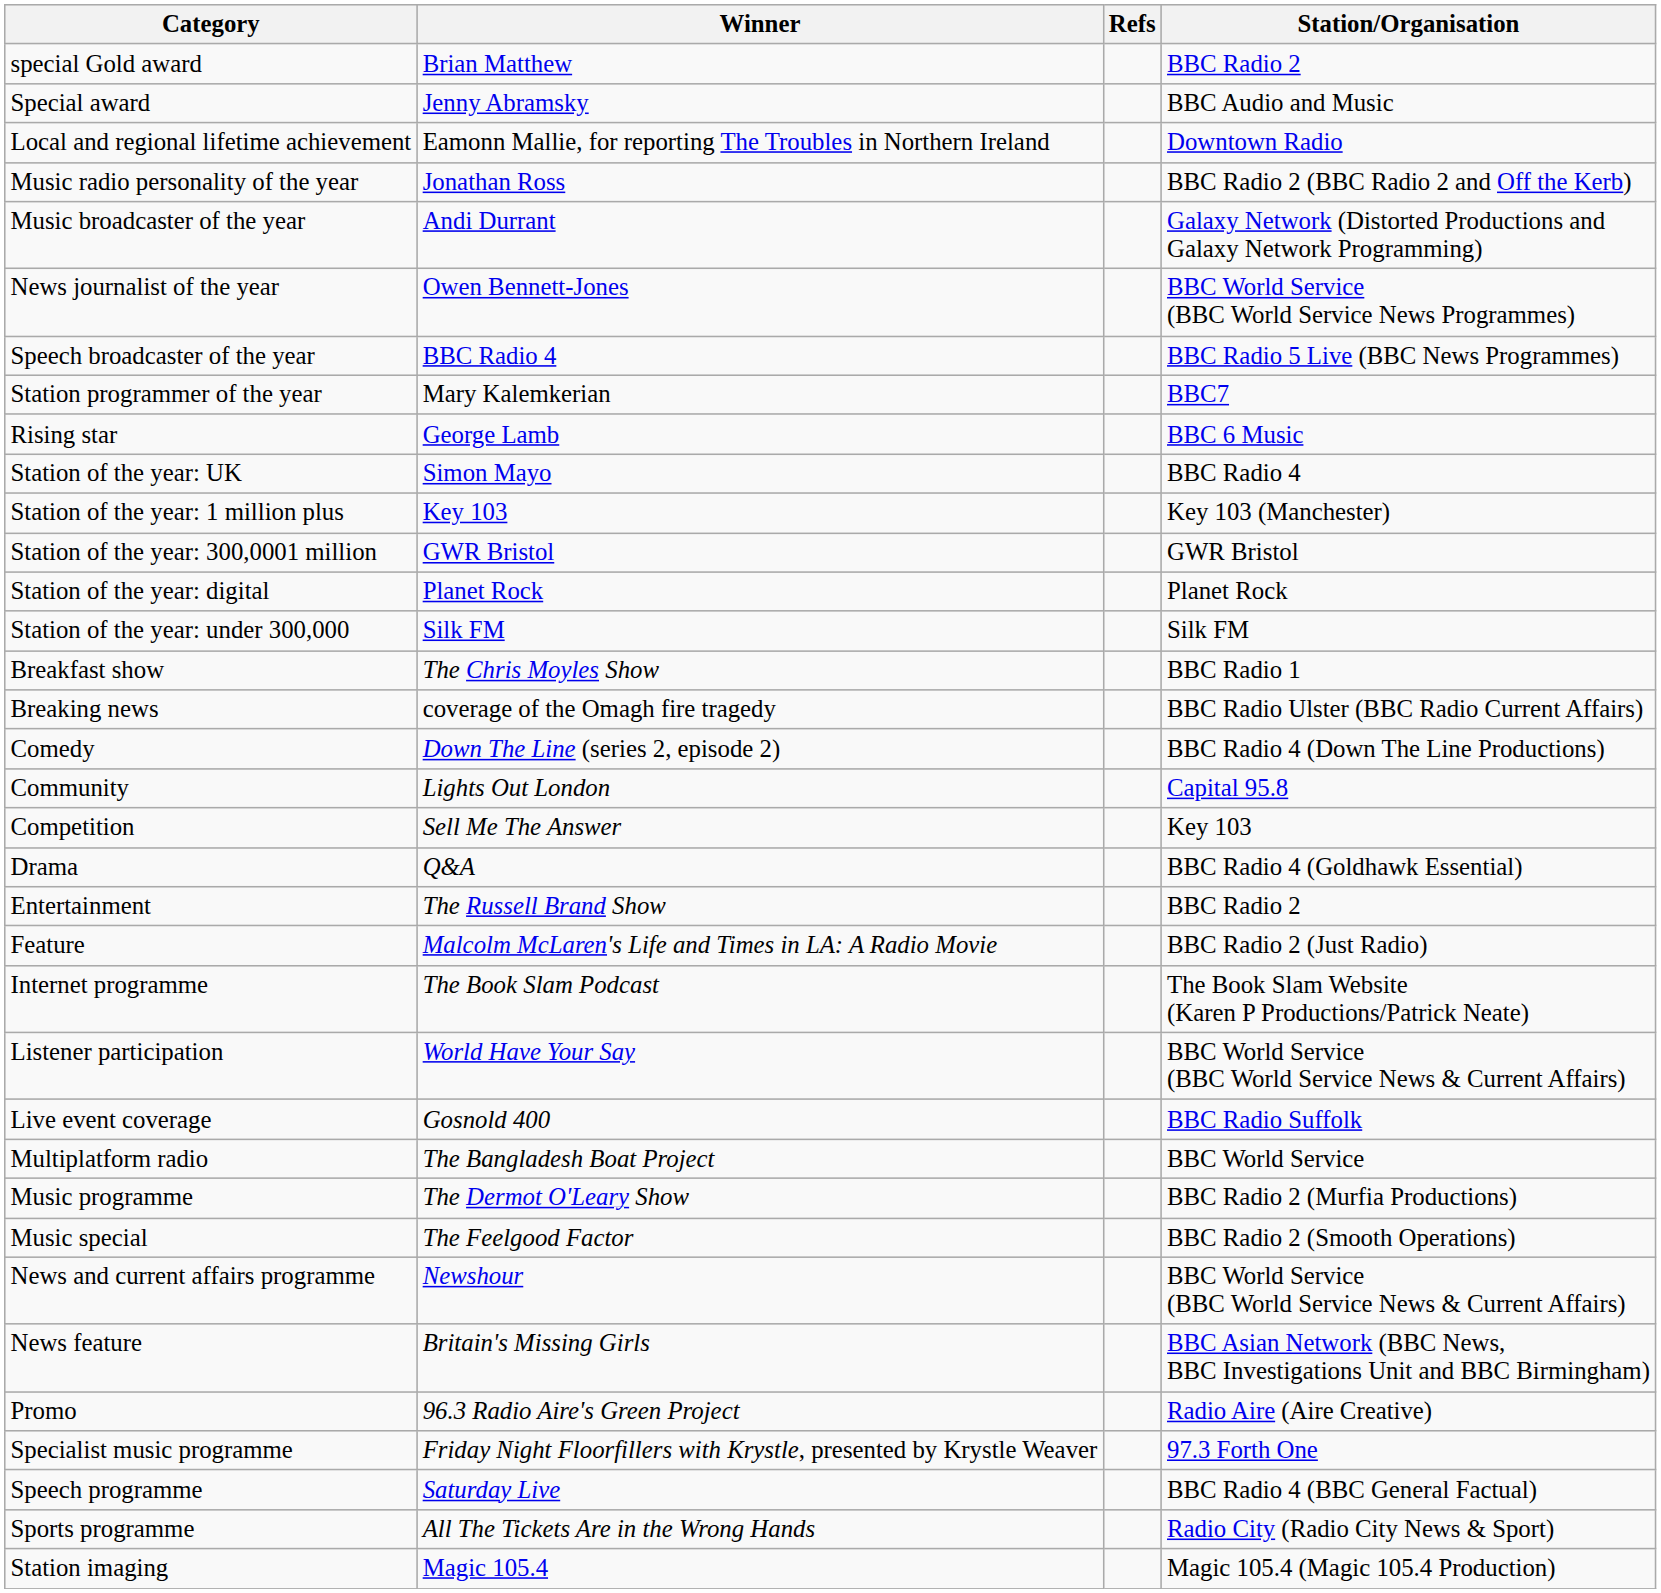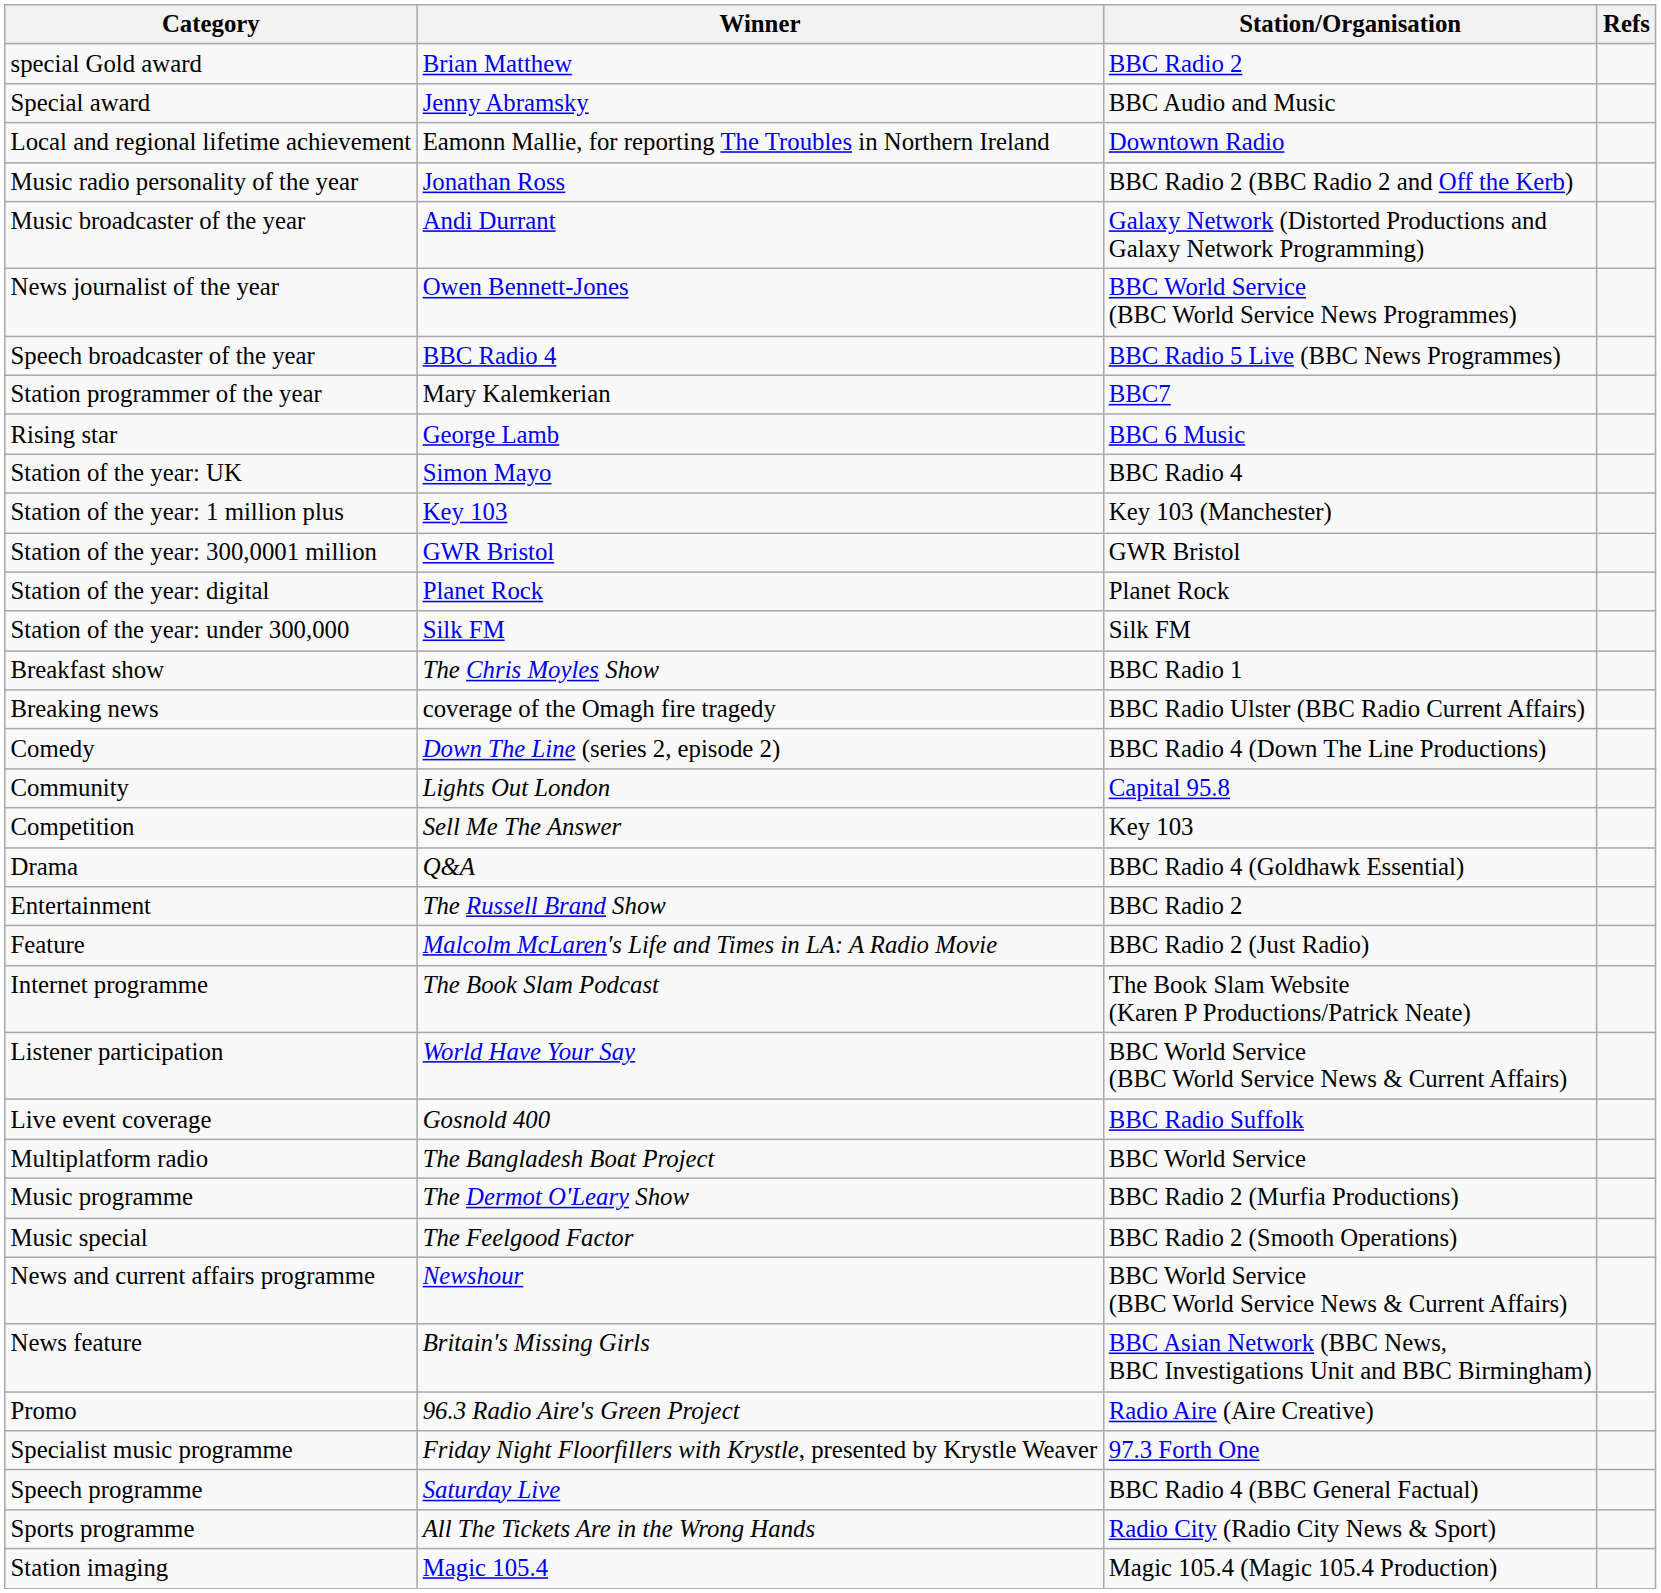columns swapped: (1408, 24) <-> (1132, 24)
